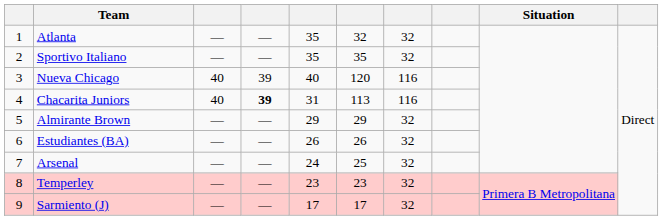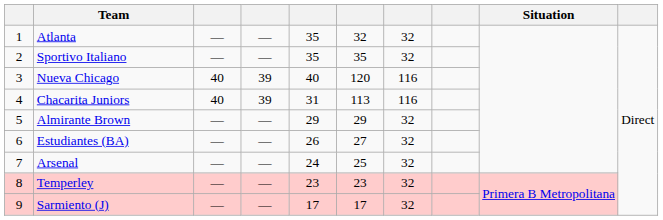(265, 99) bold -> (265, 99) normal
(360, 141) 26 -> (360, 141) 27
